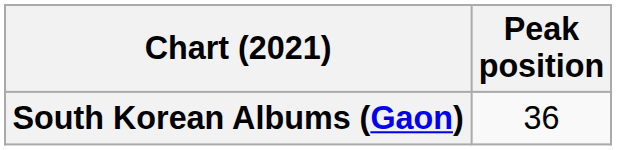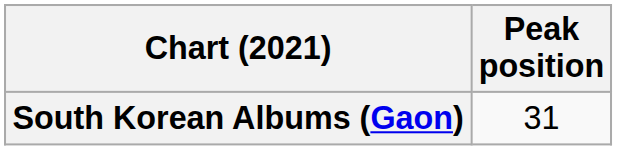(541, 117) 36 -> (541, 117) 31
